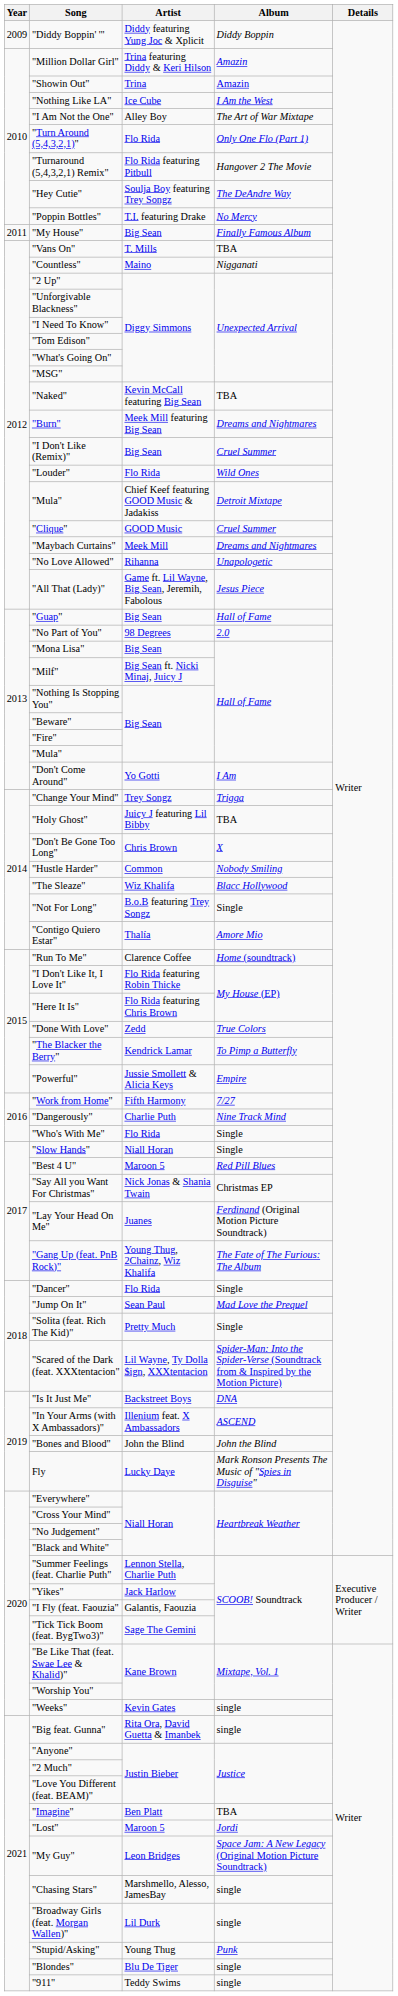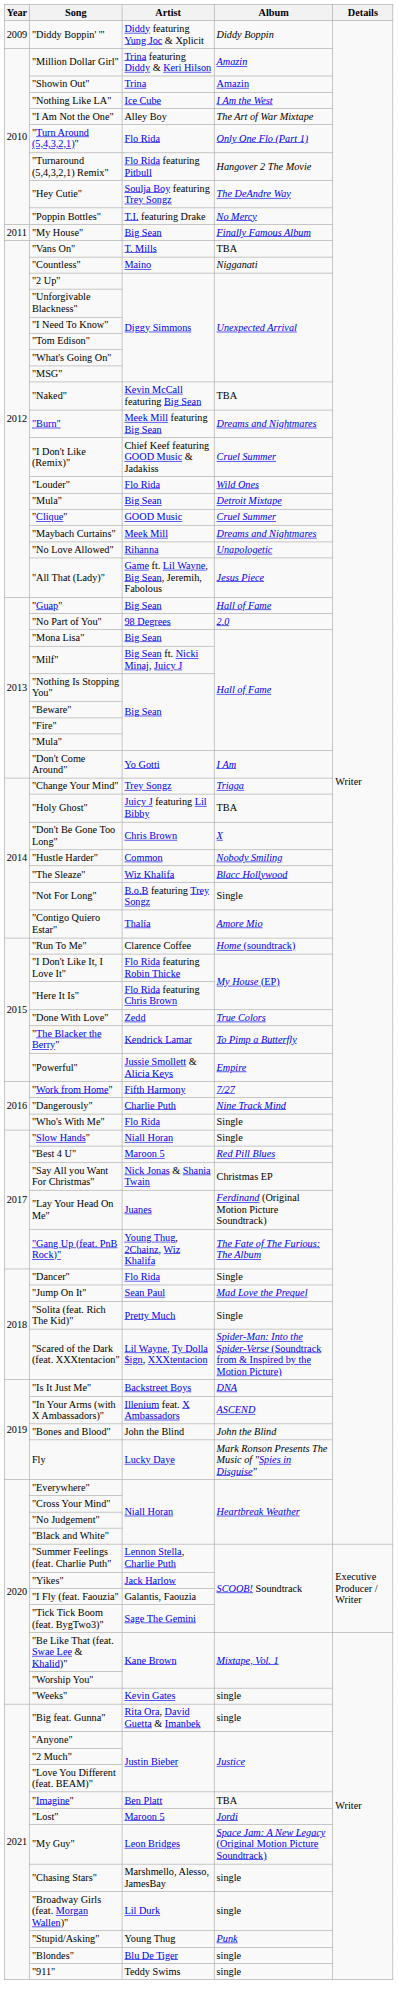(143, 451) Big Sean -> (167, 457) Chief Keef featuring GOOD Music & Jadakiss
(167, 501) Chief Keef featuring GOOD Music & Jadakiss -> (143, 501) Big Sean
